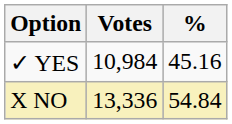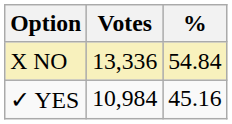rows swapped: (39, 99) <-> (45, 62)
